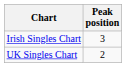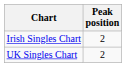(102, 39) 3 -> (102, 39) 2
